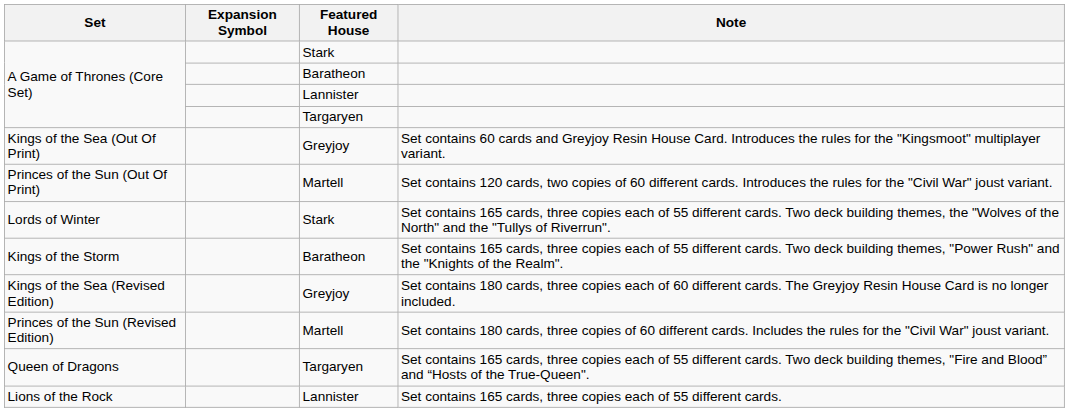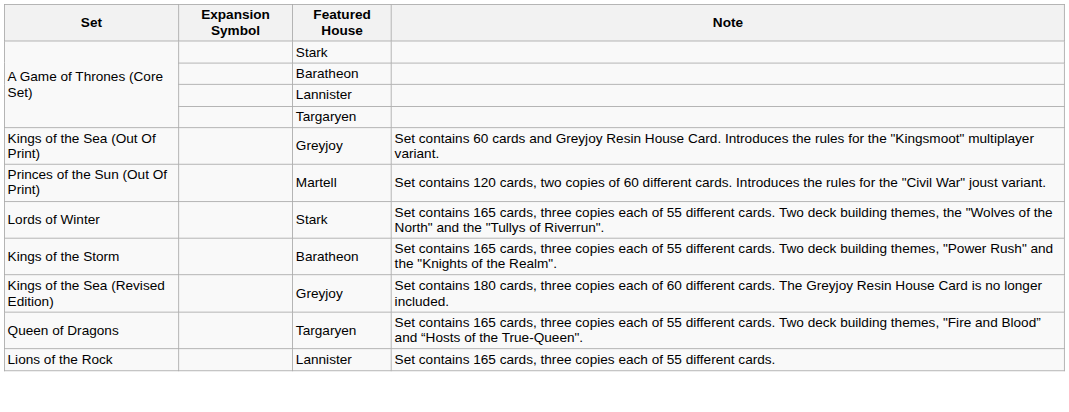- row: (92, 330)
